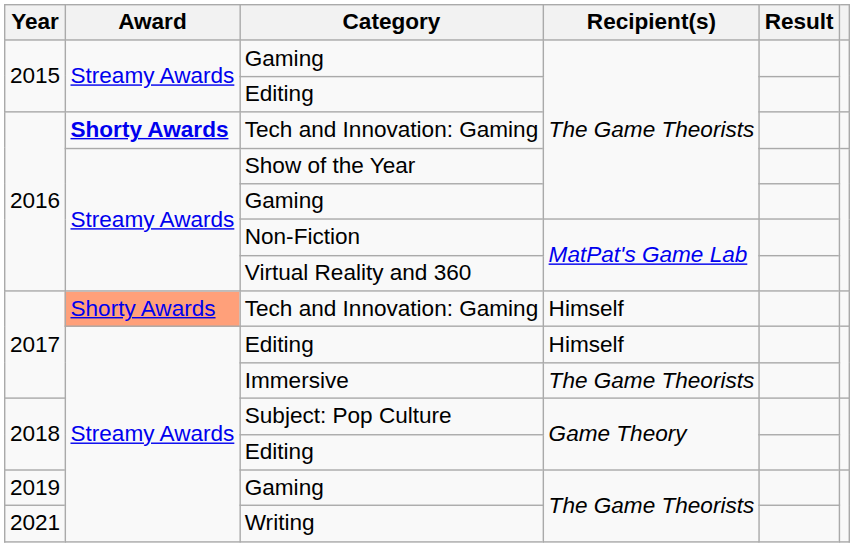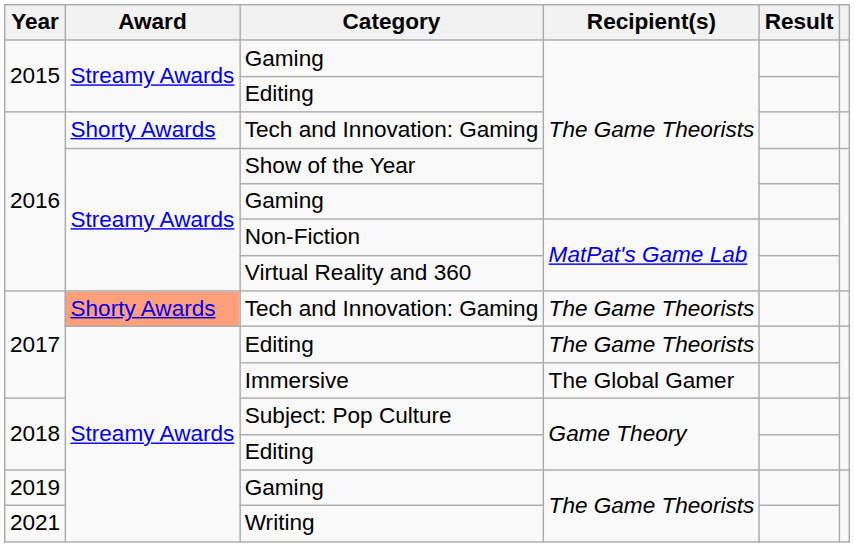(149, 129) bold -> (143, 129) normal
(586, 308) Himself -> (651, 308) The Game Theorists
(586, 344) Himself -> (651, 344) The Game Theorists
(651, 380) The Game Theorists -> (641, 380) The Global Gamer
